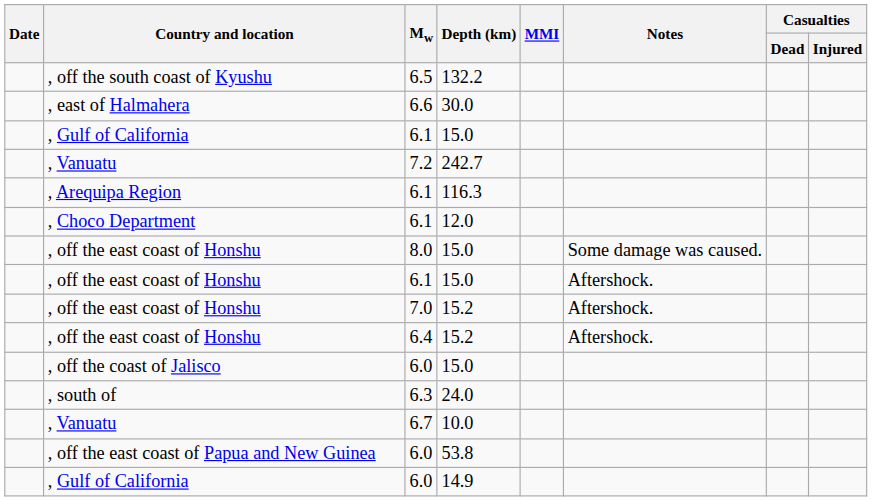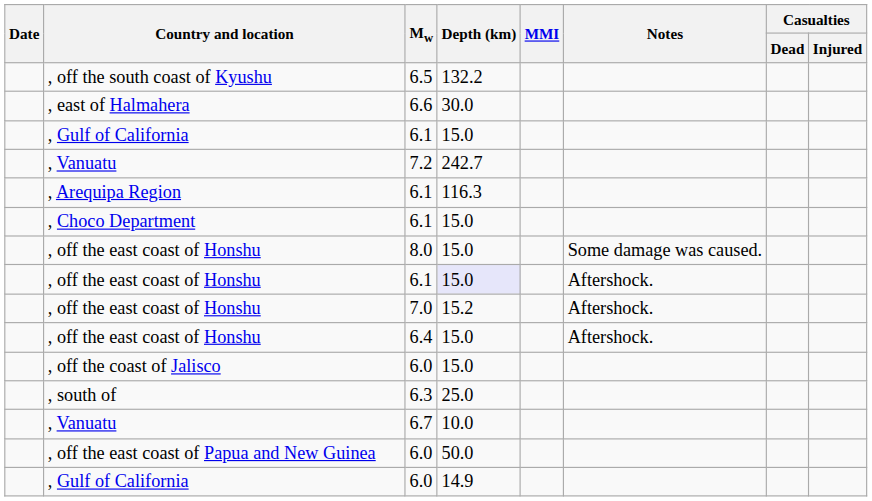(457, 221) 12.0 -> (457, 221) 15.0
(457, 279) no background -> (457, 279) lavender background
(457, 337) 15.2 -> (457, 337) 15.0
(457, 395) 24.0 -> (457, 395) 25.0
(457, 452) 53.8 -> (457, 452) 50.0
